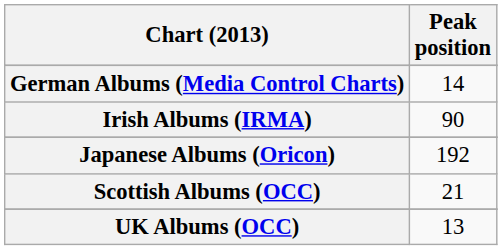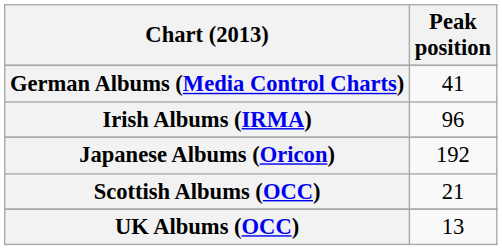(453, 83) 14 -> (453, 83) 41
(453, 119) 90 -> (453, 119) 96
